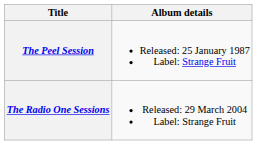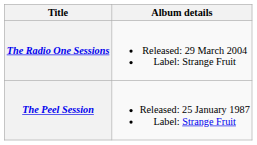rows swapped: (58, 50) <-> (58, 110)
